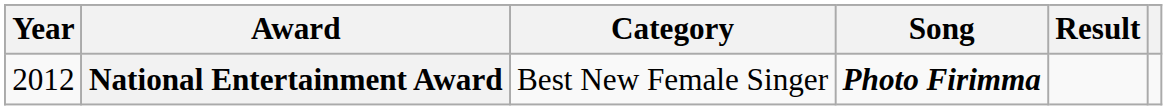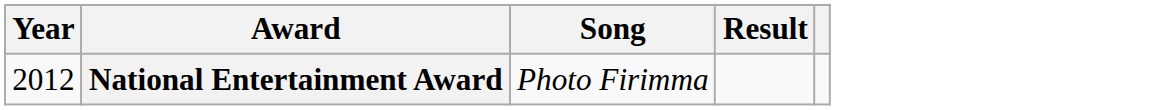- column: (673, 29)
(942, 78) bold -> (613, 78) normal
